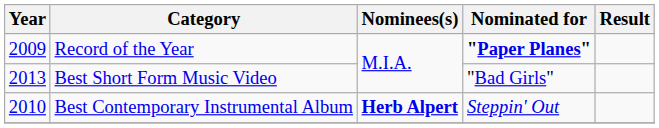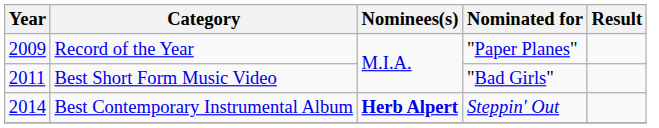(529, 48) bold -> (522, 48) normal
(27, 78) 2013 -> (27, 78) 2011
(27, 107) 2010 -> (27, 107) 2014
